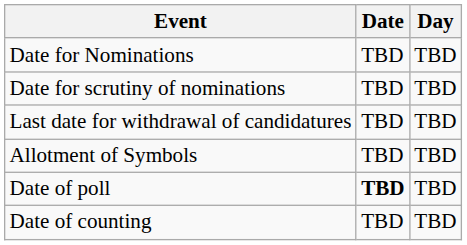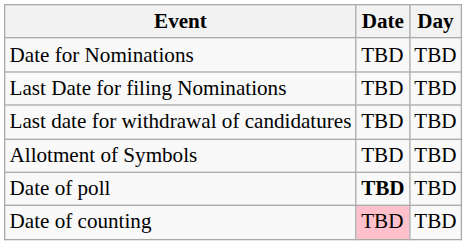+ row: (148, 88)
- row: (147, 88)
(382, 222) no background -> (382, 222) pink background
